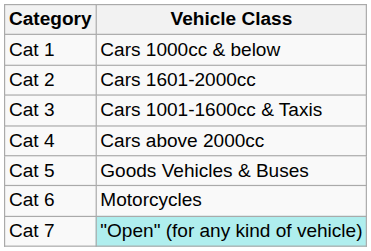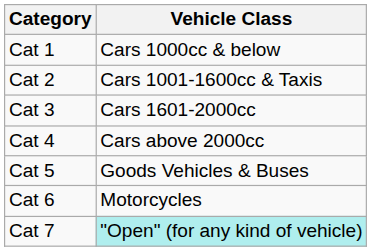(178, 79) Cars 1601-2000cc -> (211, 79) Cars 1001-1600cc & Taxis
(211, 110) Cars 1001-1600cc & Taxis -> (178, 110) Cars 1601-2000cc
